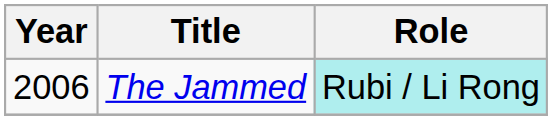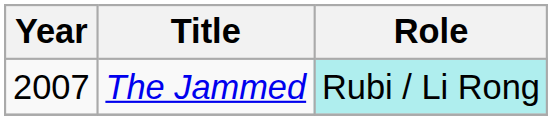(51, 86) 2006 -> (51, 86) 2007
